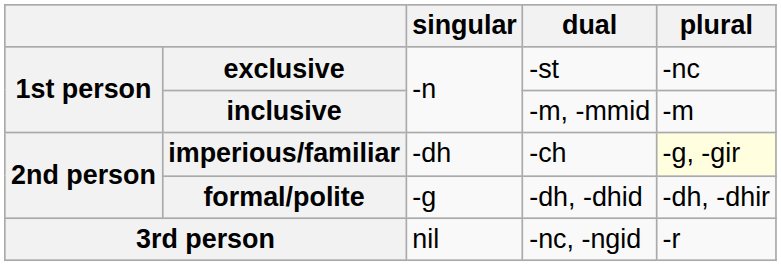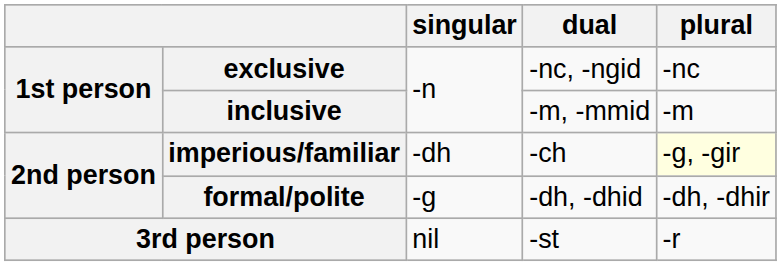(544, 68) -st -> (585, 68) -nc, -ngid
(585, 238) -nc, -ngid -> (544, 238) -st
